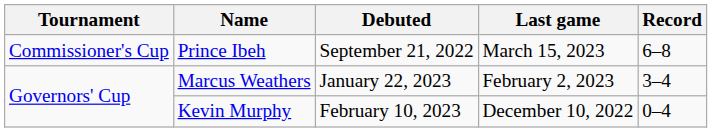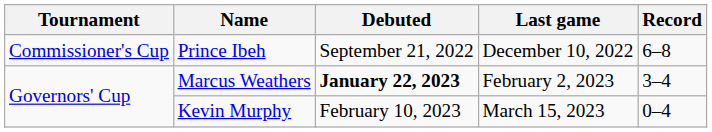(543, 50) March 15, 2023 -> (558, 50) December 10, 2022
(385, 80) normal -> (390, 80) bold
(558, 111) December 10, 2022 -> (543, 111) March 15, 2023
